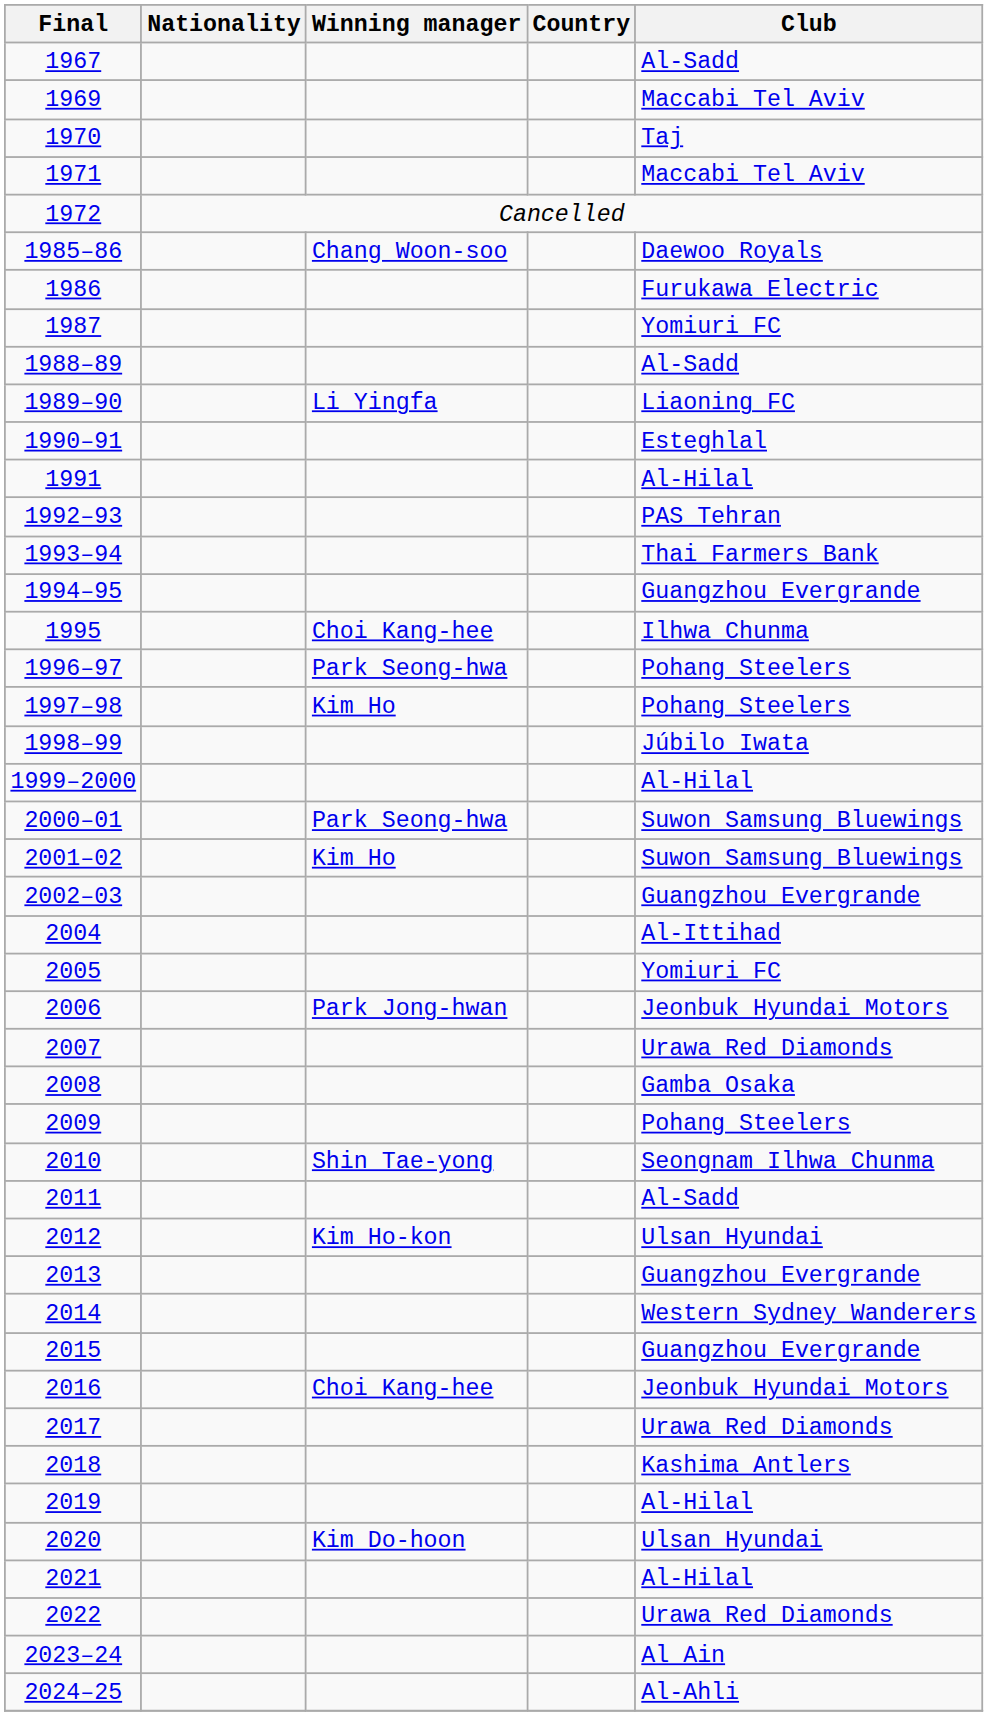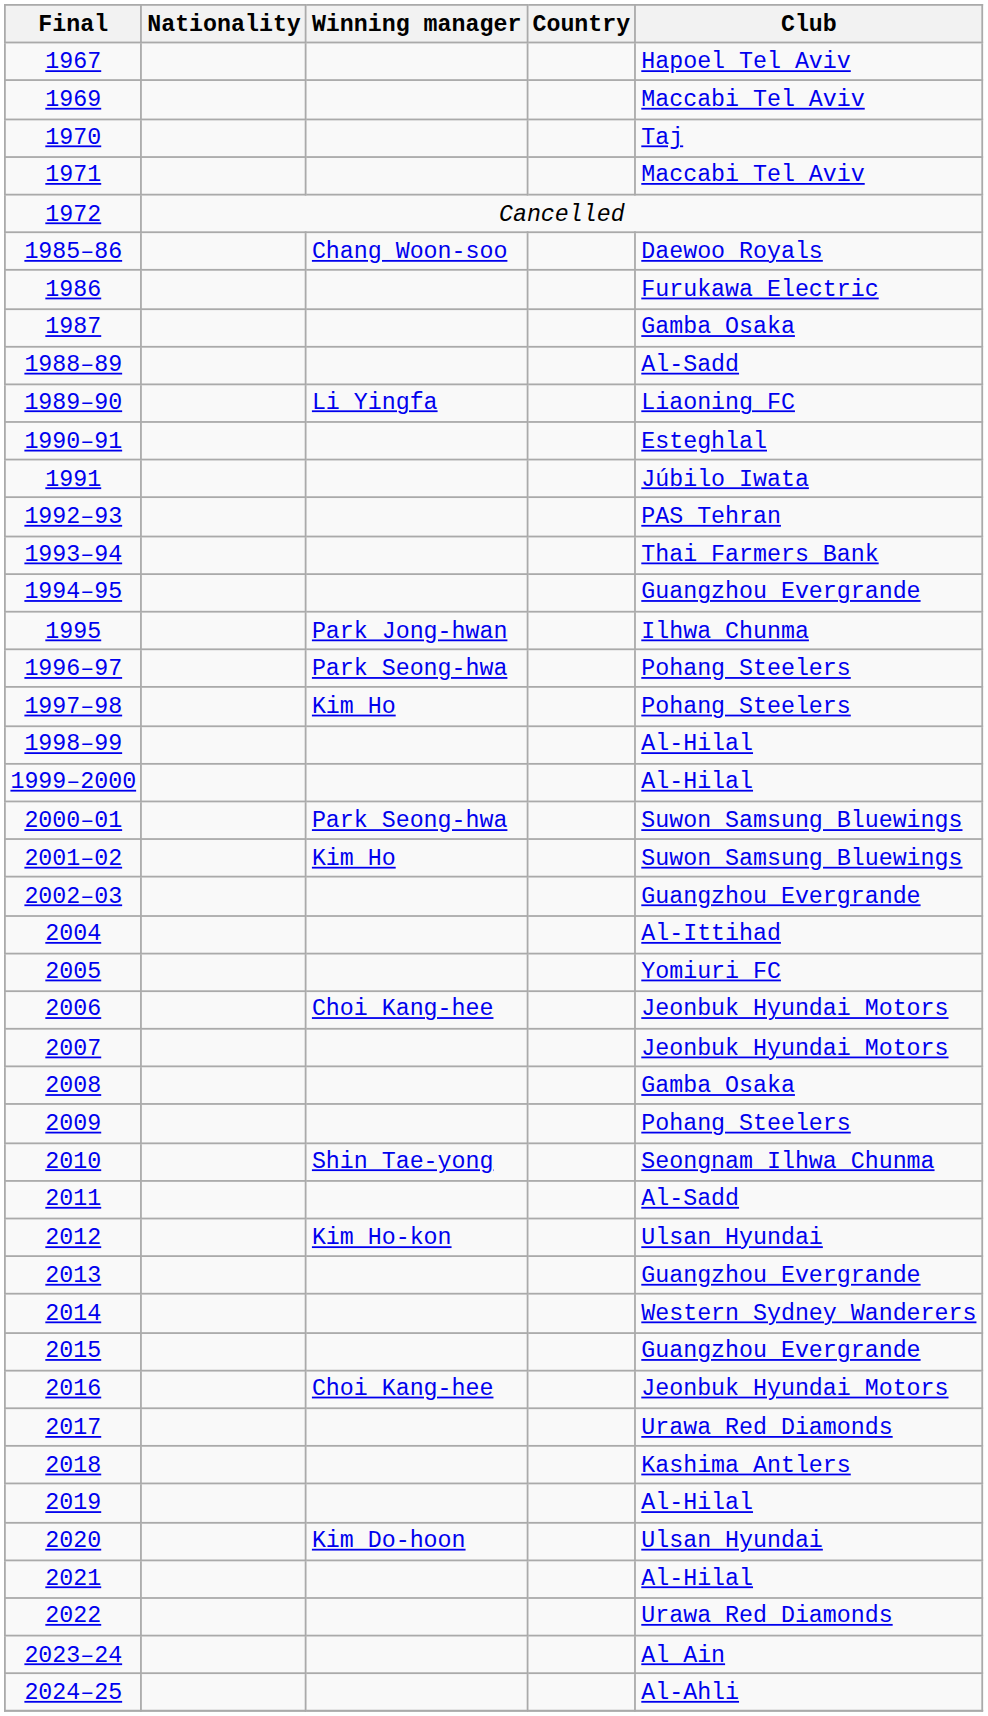(690, 62) Al-Sadd -> (746, 62) Hapoel Tel Aviv
(711, 327) Yomiuri FC -> (718, 327) Gamba Osaka
(697, 479) Al-Hilal -> (725, 479) Júbilo Iwata
(403, 631) Choi Kang-hee -> (410, 631) Park Jong-hwan
(725, 744) Júbilo Iwata -> (697, 744) Al-Hilal
(410, 1010) Park Jong-hwan -> (403, 1010) Choi Kang-hee
(767, 1048) Urawa Red Diamonds -> (795, 1048) Jeonbuk Hyundai Motors
